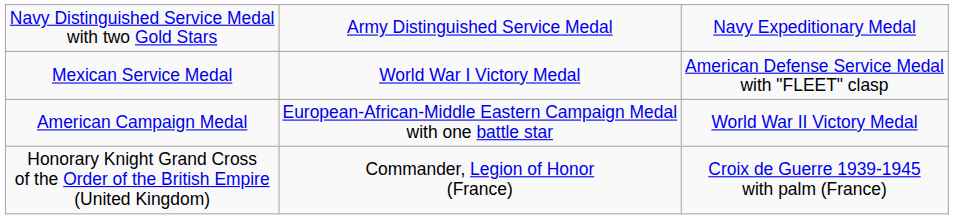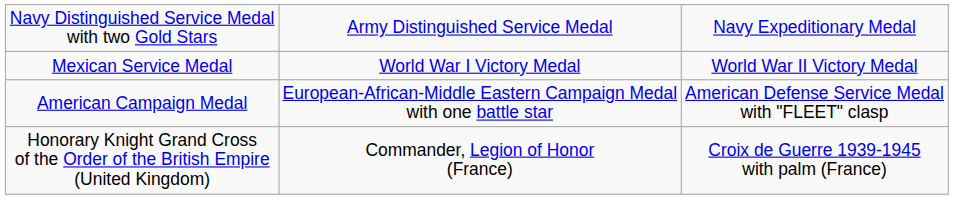(815, 75) American Defense Service Medal with "FLEET" clasp -> (815, 65) World War II Victory Medal
(815, 122) World War II Victory Medal -> (815, 103) American Defense Service Medal with "FLEET" clasp
